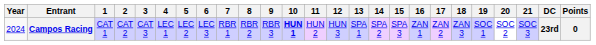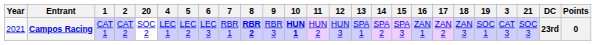columns swapped: (145, 11) <-> (505, 11)
(16, 28) 2024 -> (16, 28) 2021
(249, 28) normal -> (252, 28) bold
